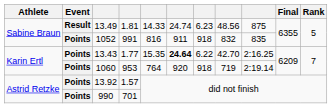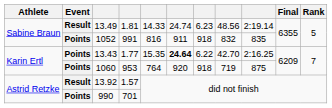(259, 26) 875 -> (259, 26) 2:19.14
(259, 68) 2:19.14 -> (259, 68) 875
(78, 82) Points -> (78, 82) Result
